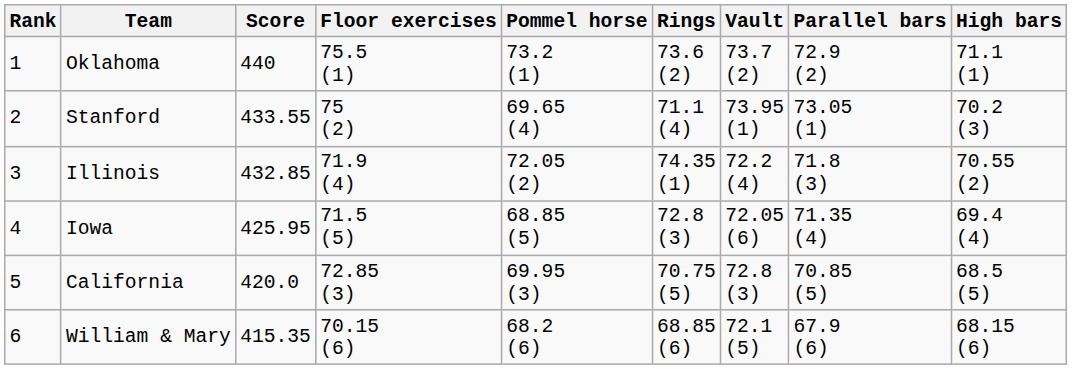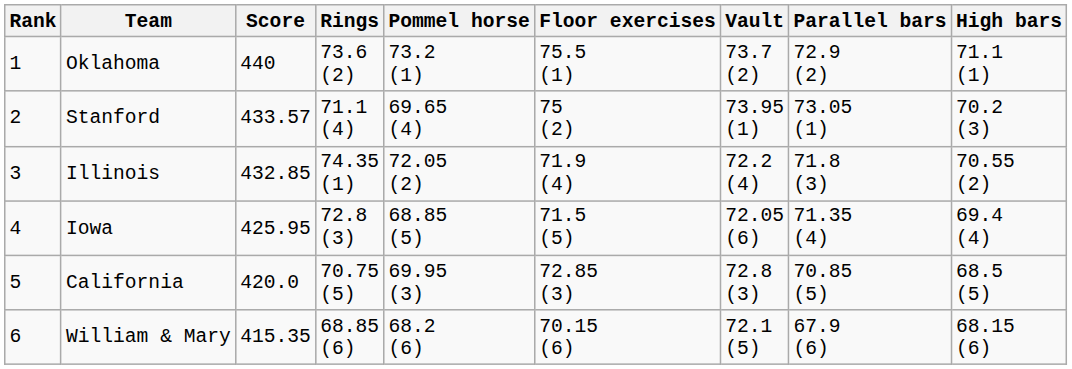columns swapped: (409, 21) <-> (686, 21)
(276, 119) 433.55 -> (276, 119) 433.57
